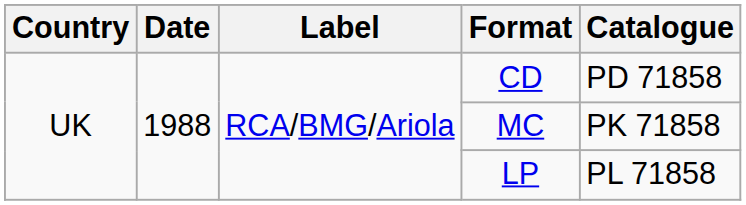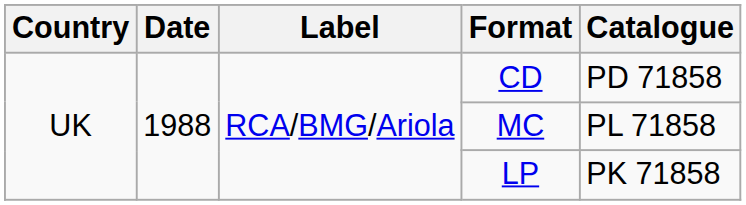(653, 125) PK 71858 -> (651, 125) PL 71858
(651, 174) PL 71858 -> (653, 174) PK 71858
